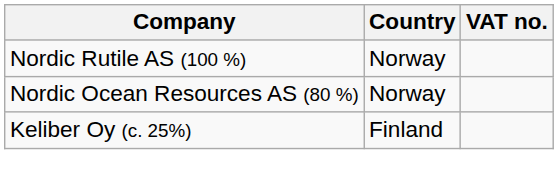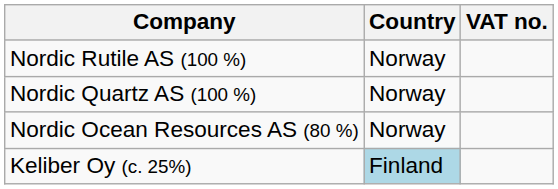+ row: (133, 93)
(406, 129) no background -> (406, 165) lightblue background
